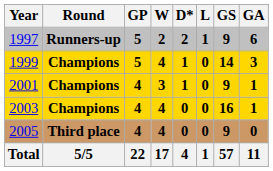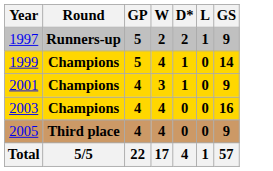- column: (254, 16)
